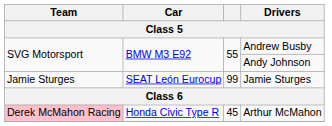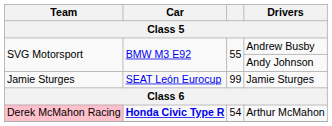(172, 113) normal -> (175, 113) bold
(232, 113) 45 -> (235, 113) 54
